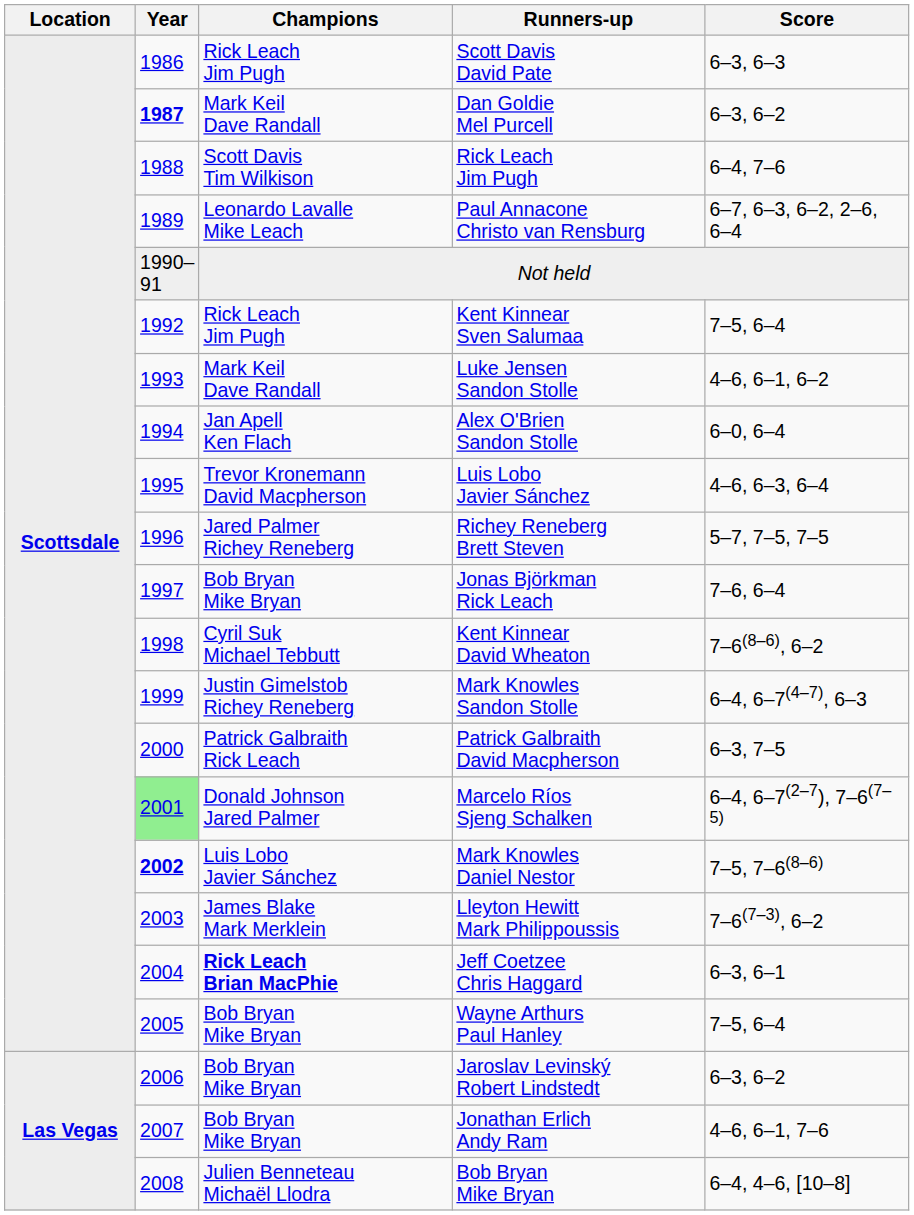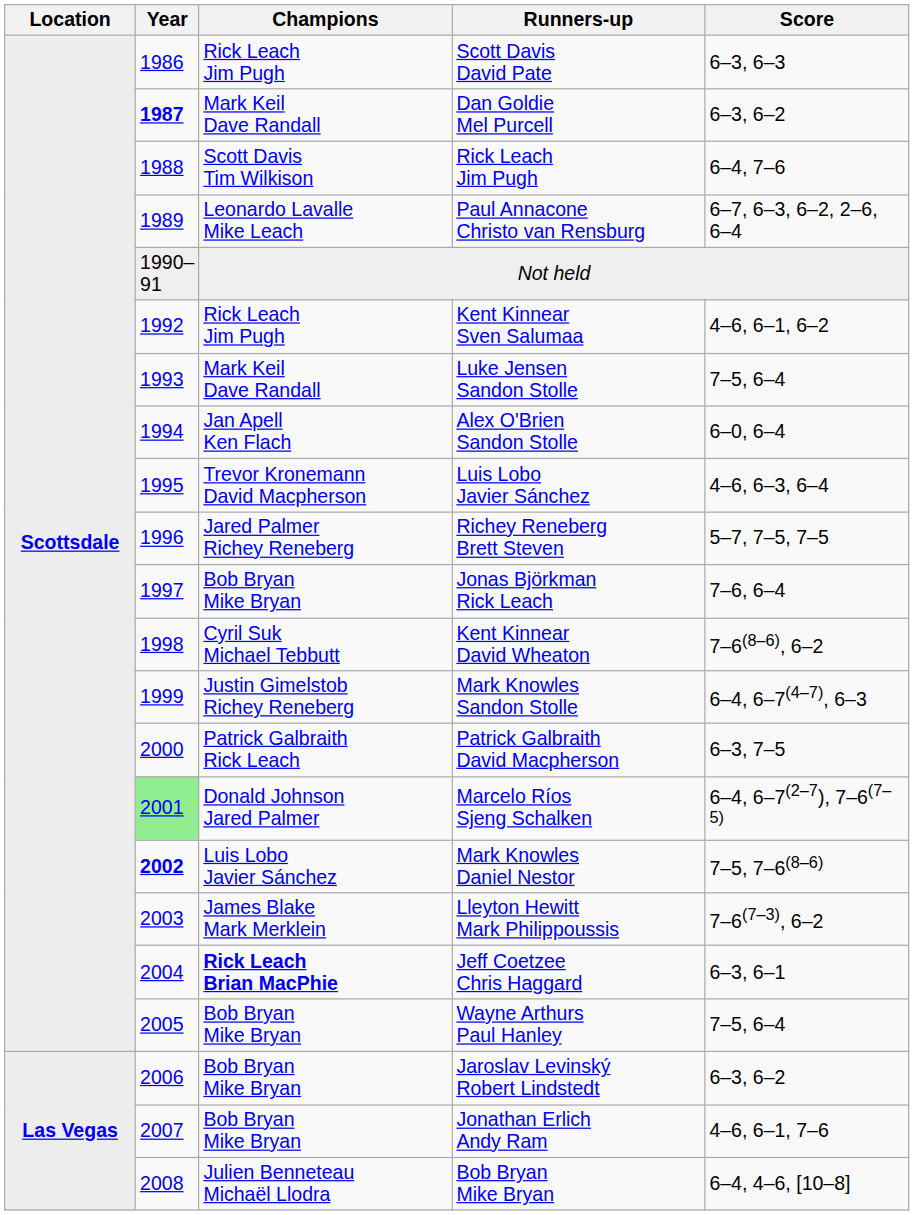(747, 326) 7–5, 6–4 -> (769, 326) 4–6, 6–1, 6–2
(769, 379) 4–6, 6–1, 6–2 -> (747, 379) 7–5, 6–4
